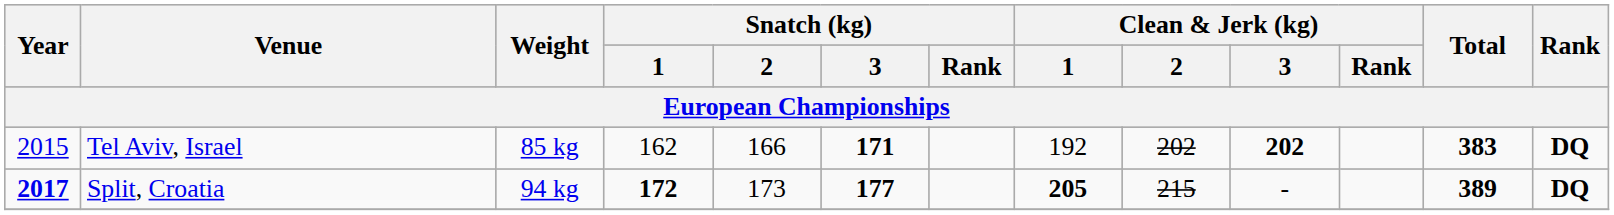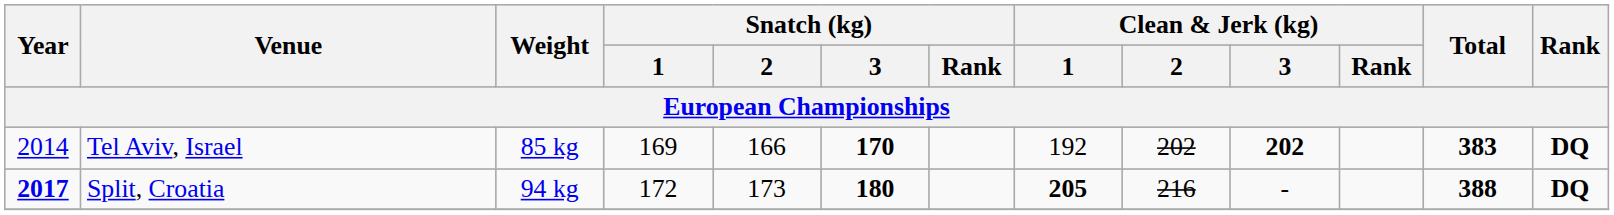(43, 147) 2015 -> (43, 147) 2014
(658, 147) 162 -> (658, 147) 169
(875, 147) 171 -> (875, 147) 170
(658, 188) bold -> (658, 188) normal
(875, 188) 177 -> (875, 188) 180
(1176, 188) 215 -> (1176, 188) 216
(1478, 188) 389 -> (1478, 188) 388
